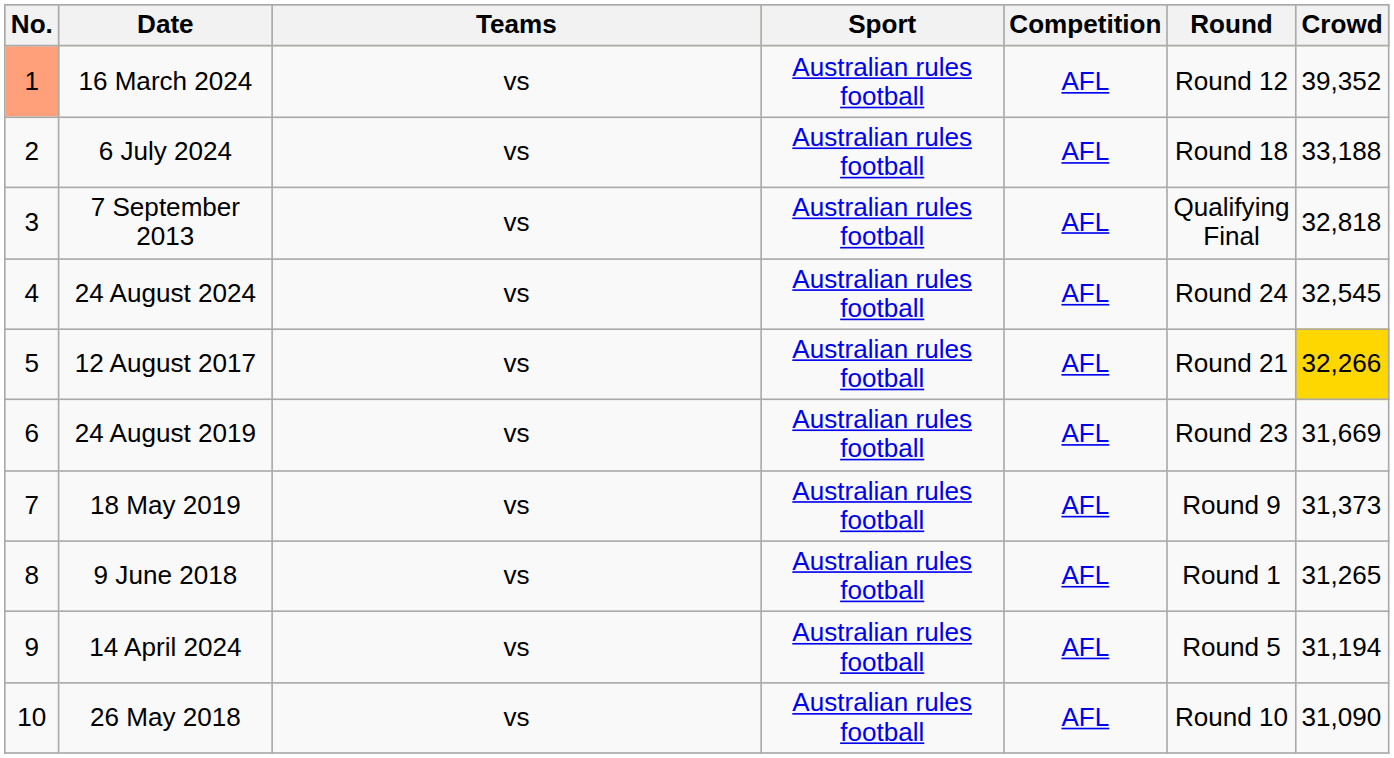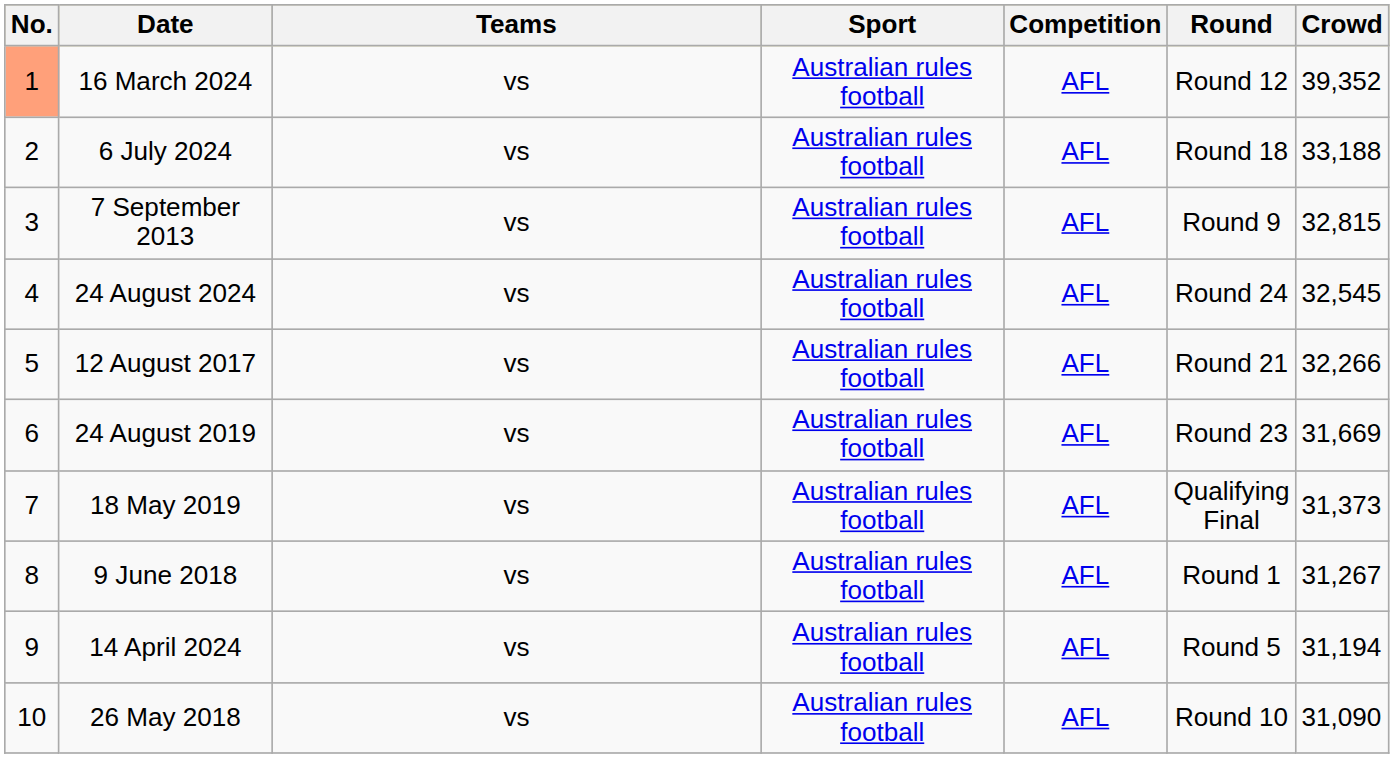(1231, 222) Qualifying Final -> (1231, 222) Round 9
(1341, 222) 32,818 -> (1341, 222) 32,815
(1341, 364) gold background -> (1341, 364) no background
(1231, 505) Round 9 -> (1231, 505) Qualifying Final
(1341, 576) 31,265 -> (1341, 576) 31,267
